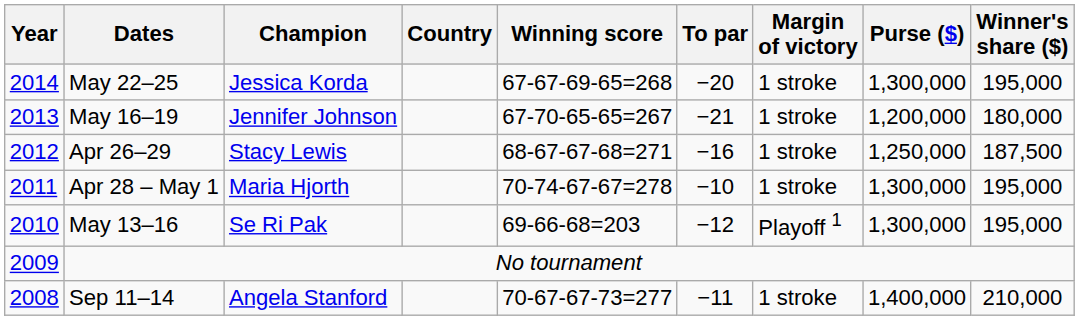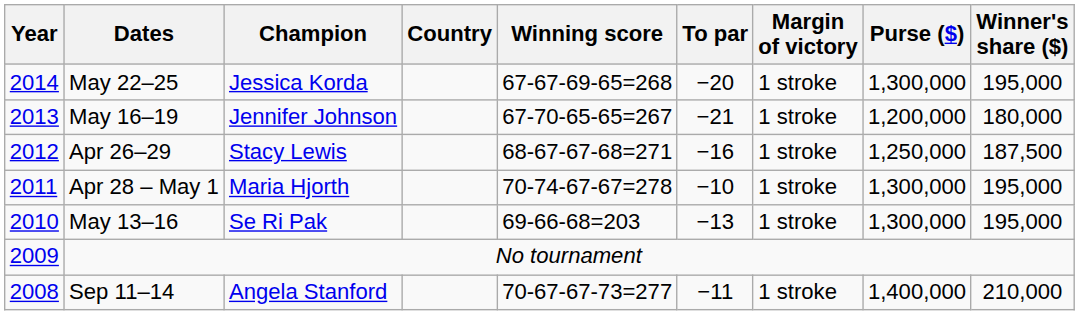(715, 224) −12 -> (715, 221) −13
(800, 224) Playoff 1 -> (798, 221) 1 stroke
